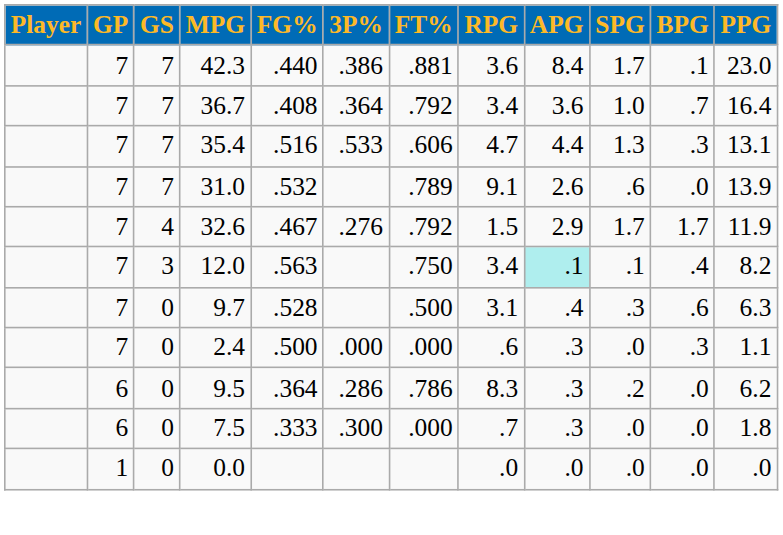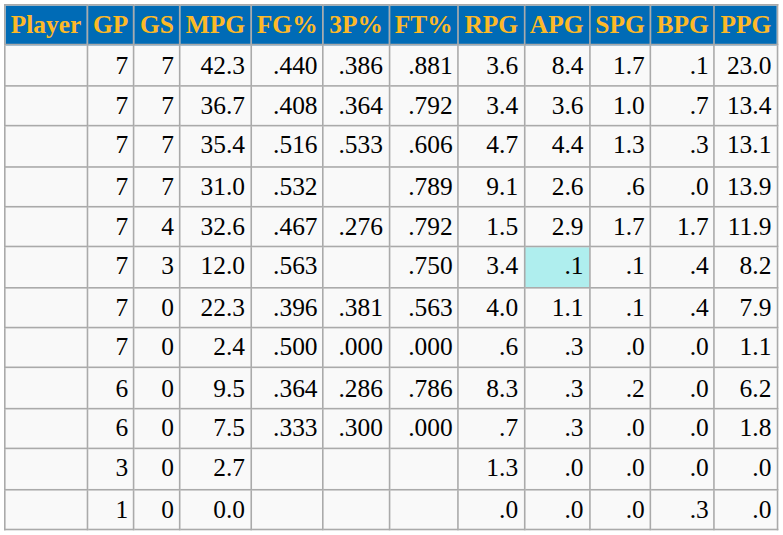(749, 105) 16.4 -> (749, 105) 13.4
+ row: (223, 307)
- row: (229, 307)
(699, 347) .3 -> (699, 347) .0
+ row: (229, 468)
(699, 468) .0 -> (699, 508) .3
